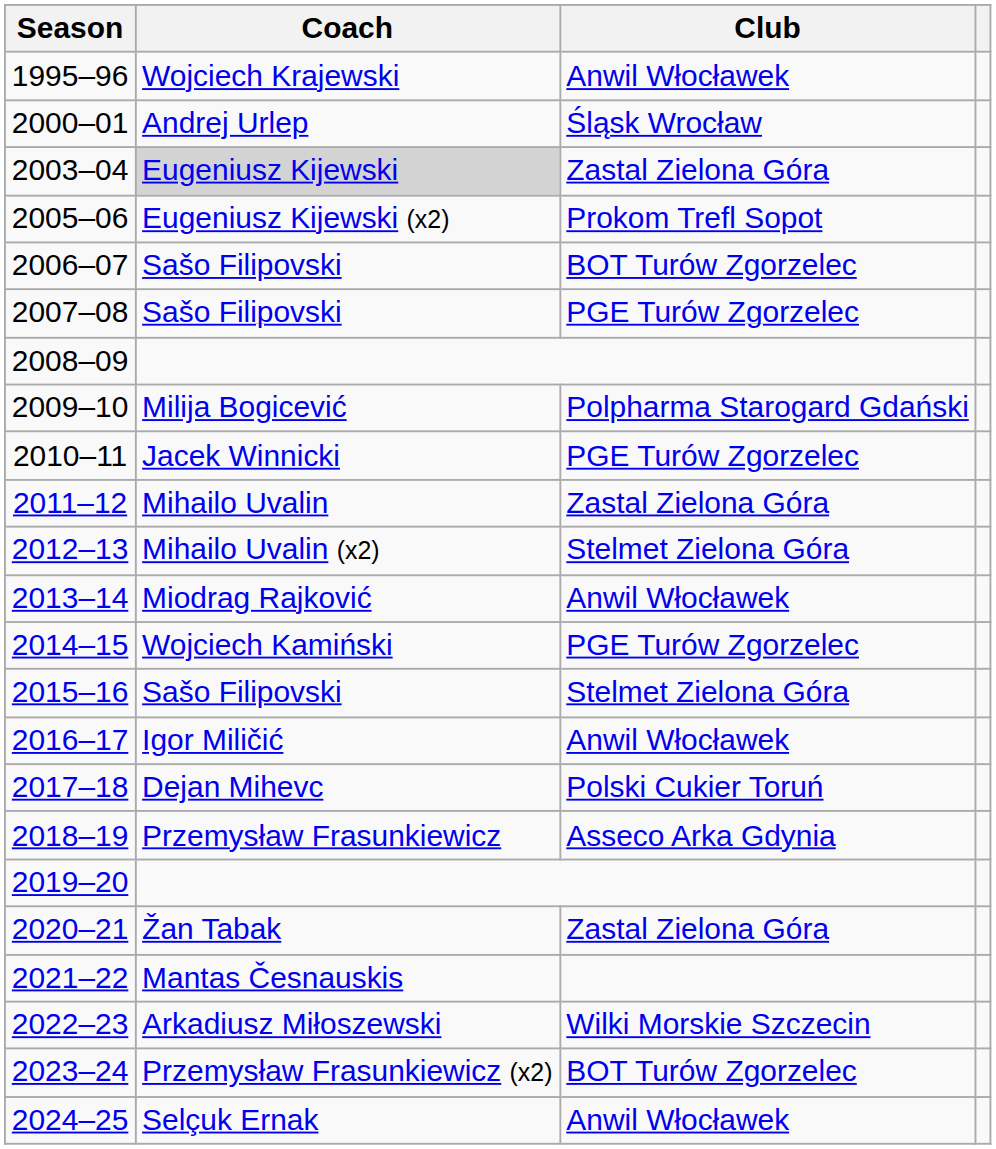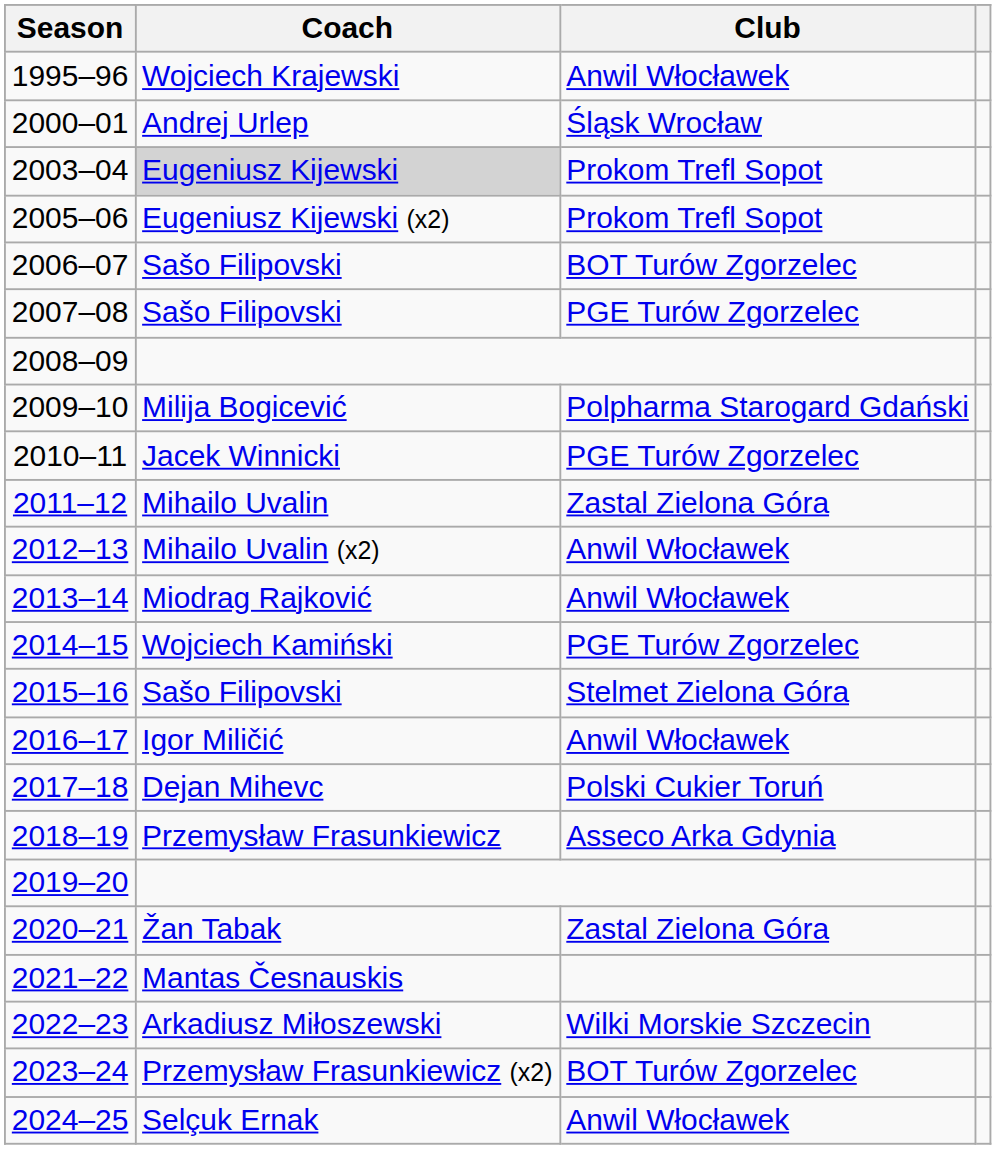(698, 170) Zastal Zielona Góra -> (694, 170) Prokom Trefl Sopot
(708, 550) Stelmet Zielona Góra -> (678, 550) Anwil Włocławek
